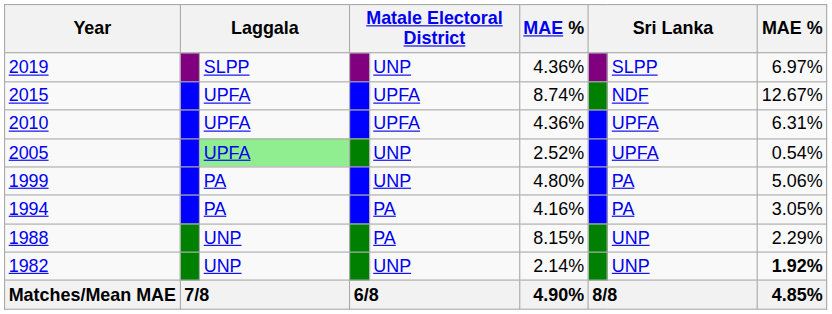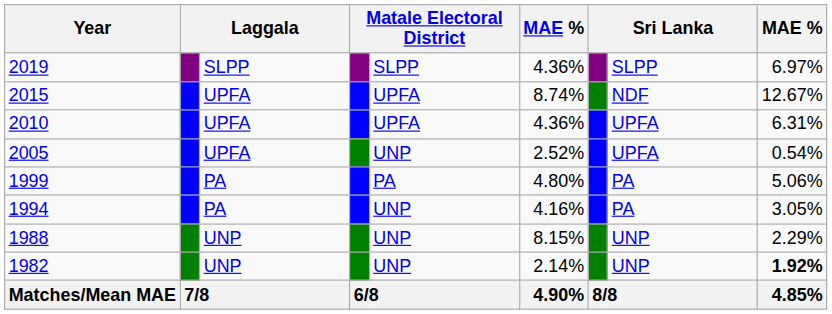(392, 67) UNP -> (396, 67) SLPP
(227, 152) lightgreen background -> (227, 152) no background
(392, 180) UNP -> (385, 180) PA
(385, 209) PA -> (392, 209) UNP
(385, 237) PA -> (392, 237) UNP
